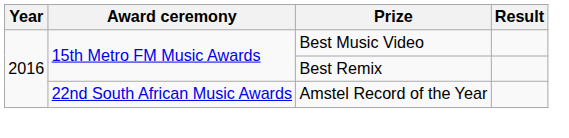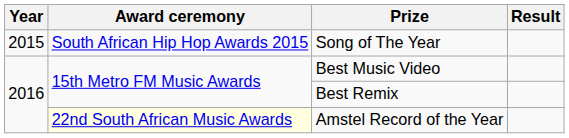+ row: (378, 42)
(172, 94) no background -> (172, 119) lightyellow background
